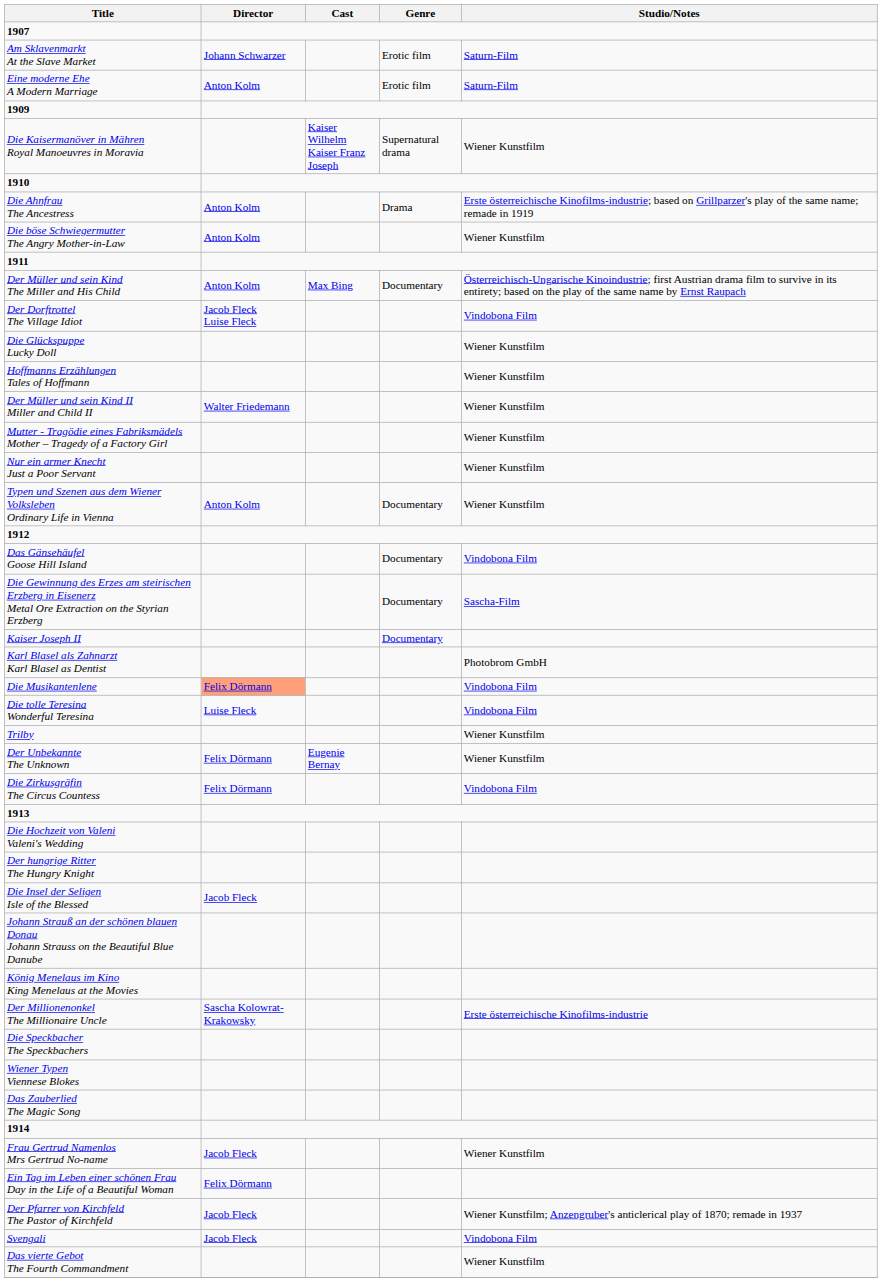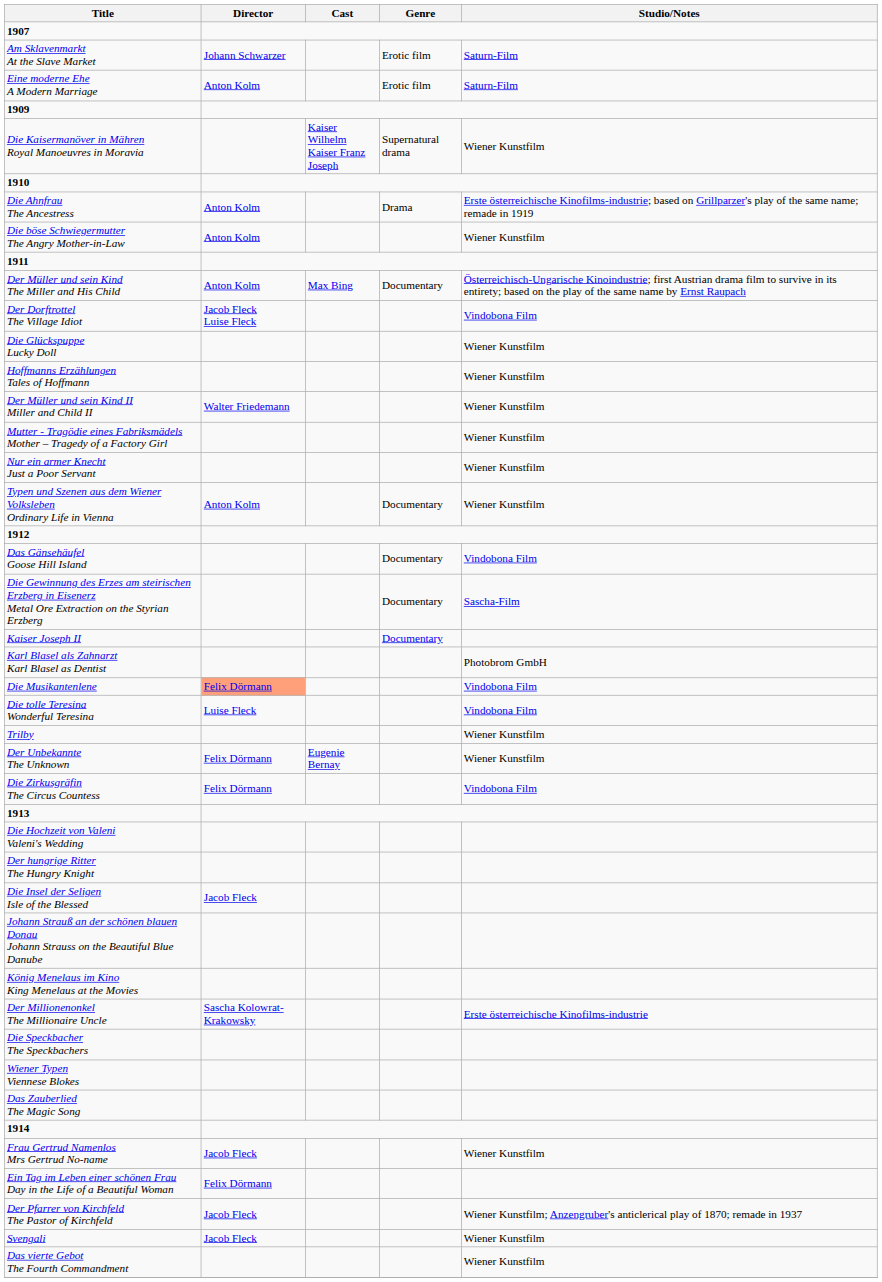(500, 1238) Vindobona Film -> (504, 1238) Wiener Kunstfilm
